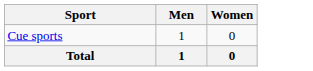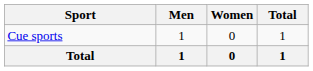+ column: (282, 14)
